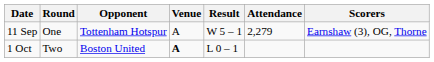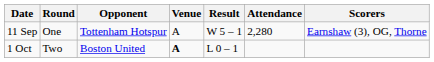(260, 31) 2,279 -> (260, 31) 2,280
